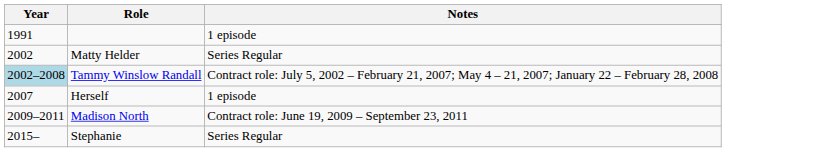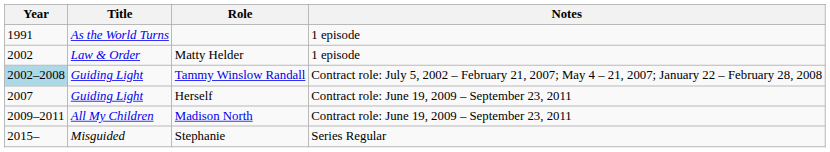+ column: (120, 14)
(245, 55) Series Regular -> (336, 55) 1 episode
(232, 95) 1 episode -> (442, 95) Contract role: June 19, 2009 – September 23, 2011
